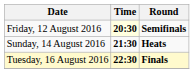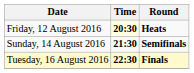(164, 28) Semifinals -> (154, 28) Heats
(154, 44) Heats -> (164, 44) Semifinals
